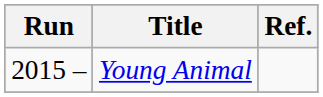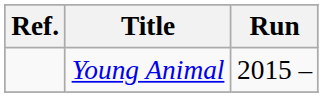columns swapped: (49, 26) <-> (288, 26)
